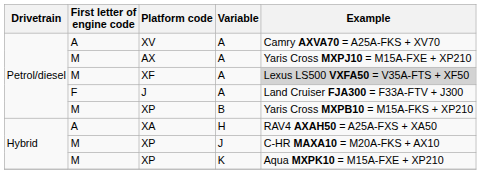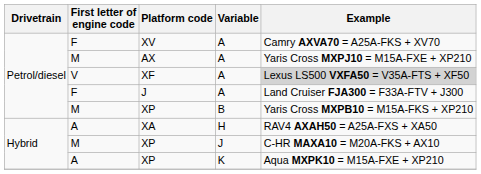(74, 42) A -> (74, 42) F
(75, 76) M -> (74, 76) V
(75, 161) M -> (74, 161) A
